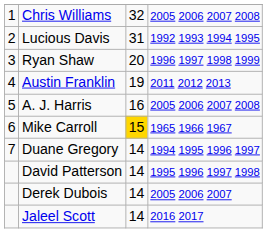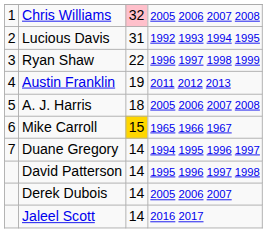(137, 15) no background -> (137, 15) pink background
(137, 60) 20 -> (137, 60) 22
(137, 104) 16 -> (137, 104) 18
